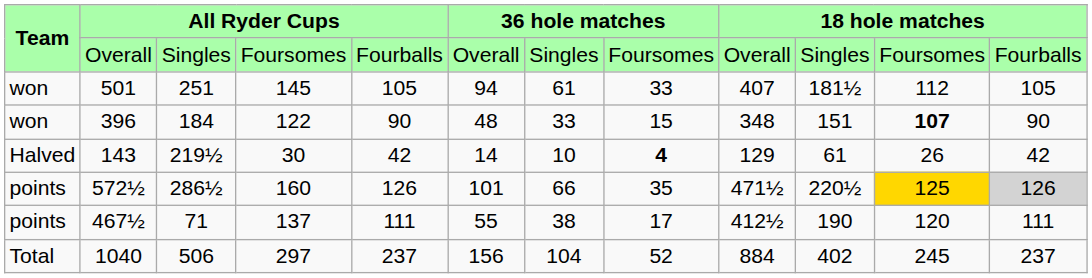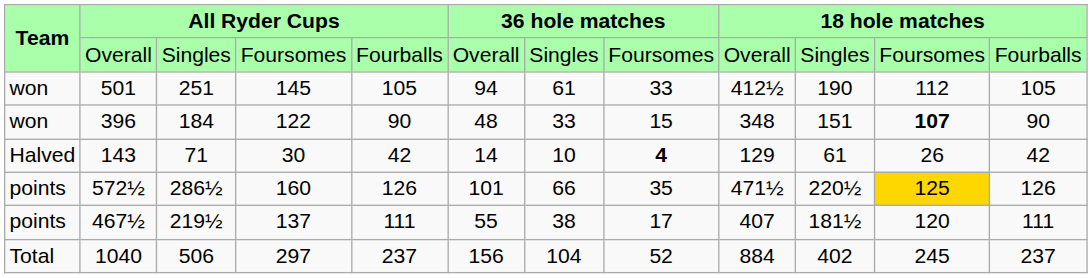(757, 88) 407 -> (757, 88) 412½
(835, 88) 181½ -> (835, 88) 190
(196, 155) 219½ -> (196, 155) 71
(1038, 188) lightgrey background -> (1038, 188) no background
(196, 222) 71 -> (196, 222) 219½
(757, 222) 412½ -> (757, 222) 407
(835, 222) 190 -> (835, 222) 181½
